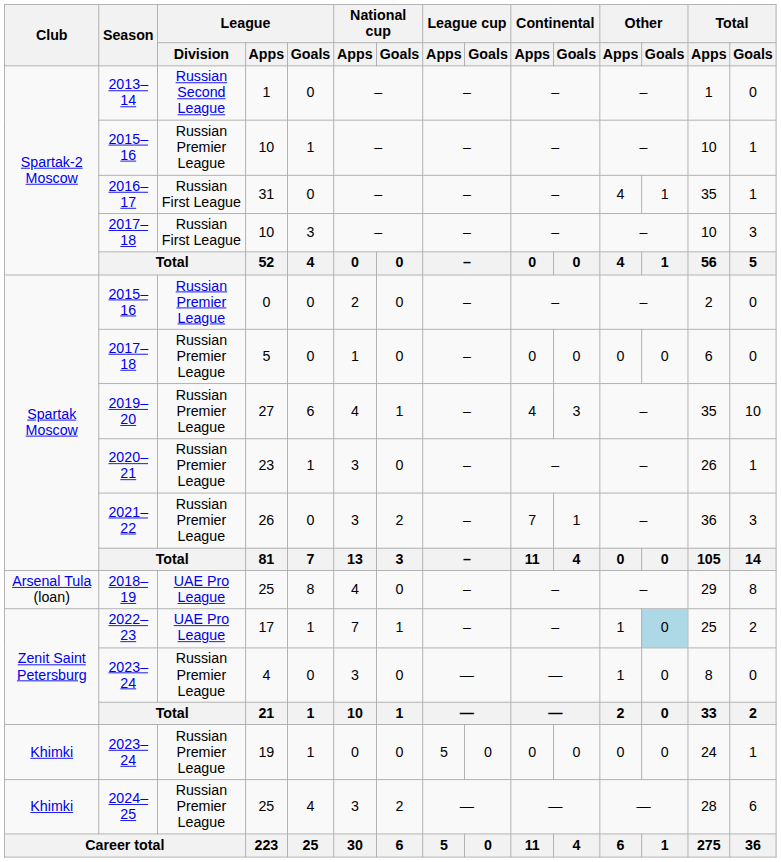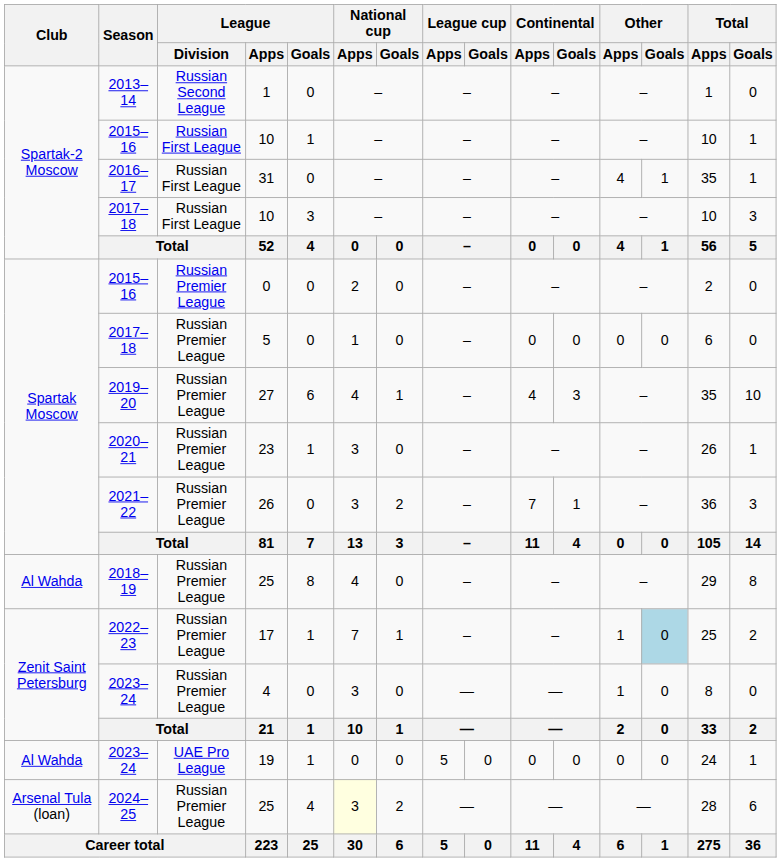(201, 147) Russian Premier League -> (201, 139) Russian First League
(52, 589) Arsenal Tula (loan) -> (52, 581) Al Wahda
(201, 589) UAE Pro League -> (201, 581) Russian Premier League
(201, 628) UAE Pro League -> (201, 636) Russian Premier League
(52, 752) Khimki -> (52, 760) Al Wahda
(201, 752) Russian Premier League -> (201, 760) UAE Pro League
(52, 806) Khimki -> (52, 806) Arsenal Tula (loan)
(355, 806) no background -> (355, 806) lightyellow background
